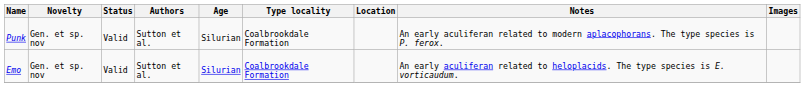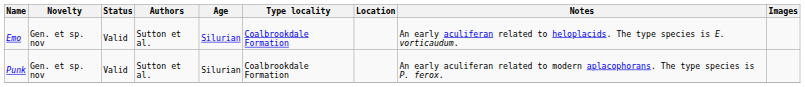rows swapped: (14, 71) <-> (16, 39)
